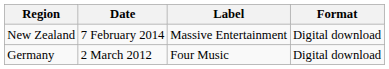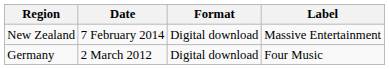columns swapped: (337, 14) <-> (229, 14)
